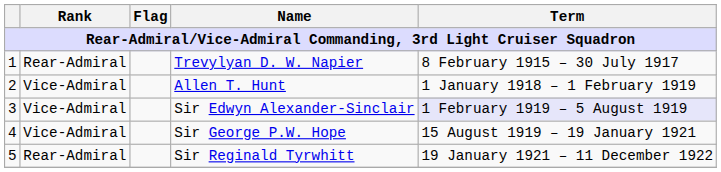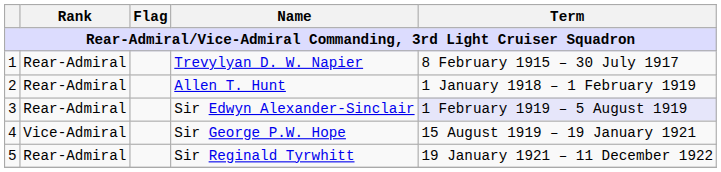(75, 86) Vice-Admiral -> (75, 86) Rear-Admiral
(75, 109) Vice-Admiral -> (75, 109) Rear-Admiral
